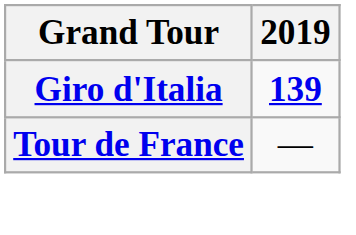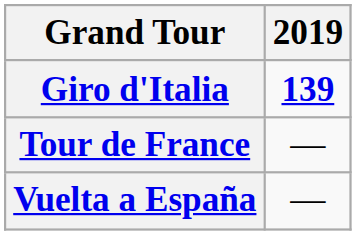+ row: (135, 199)
